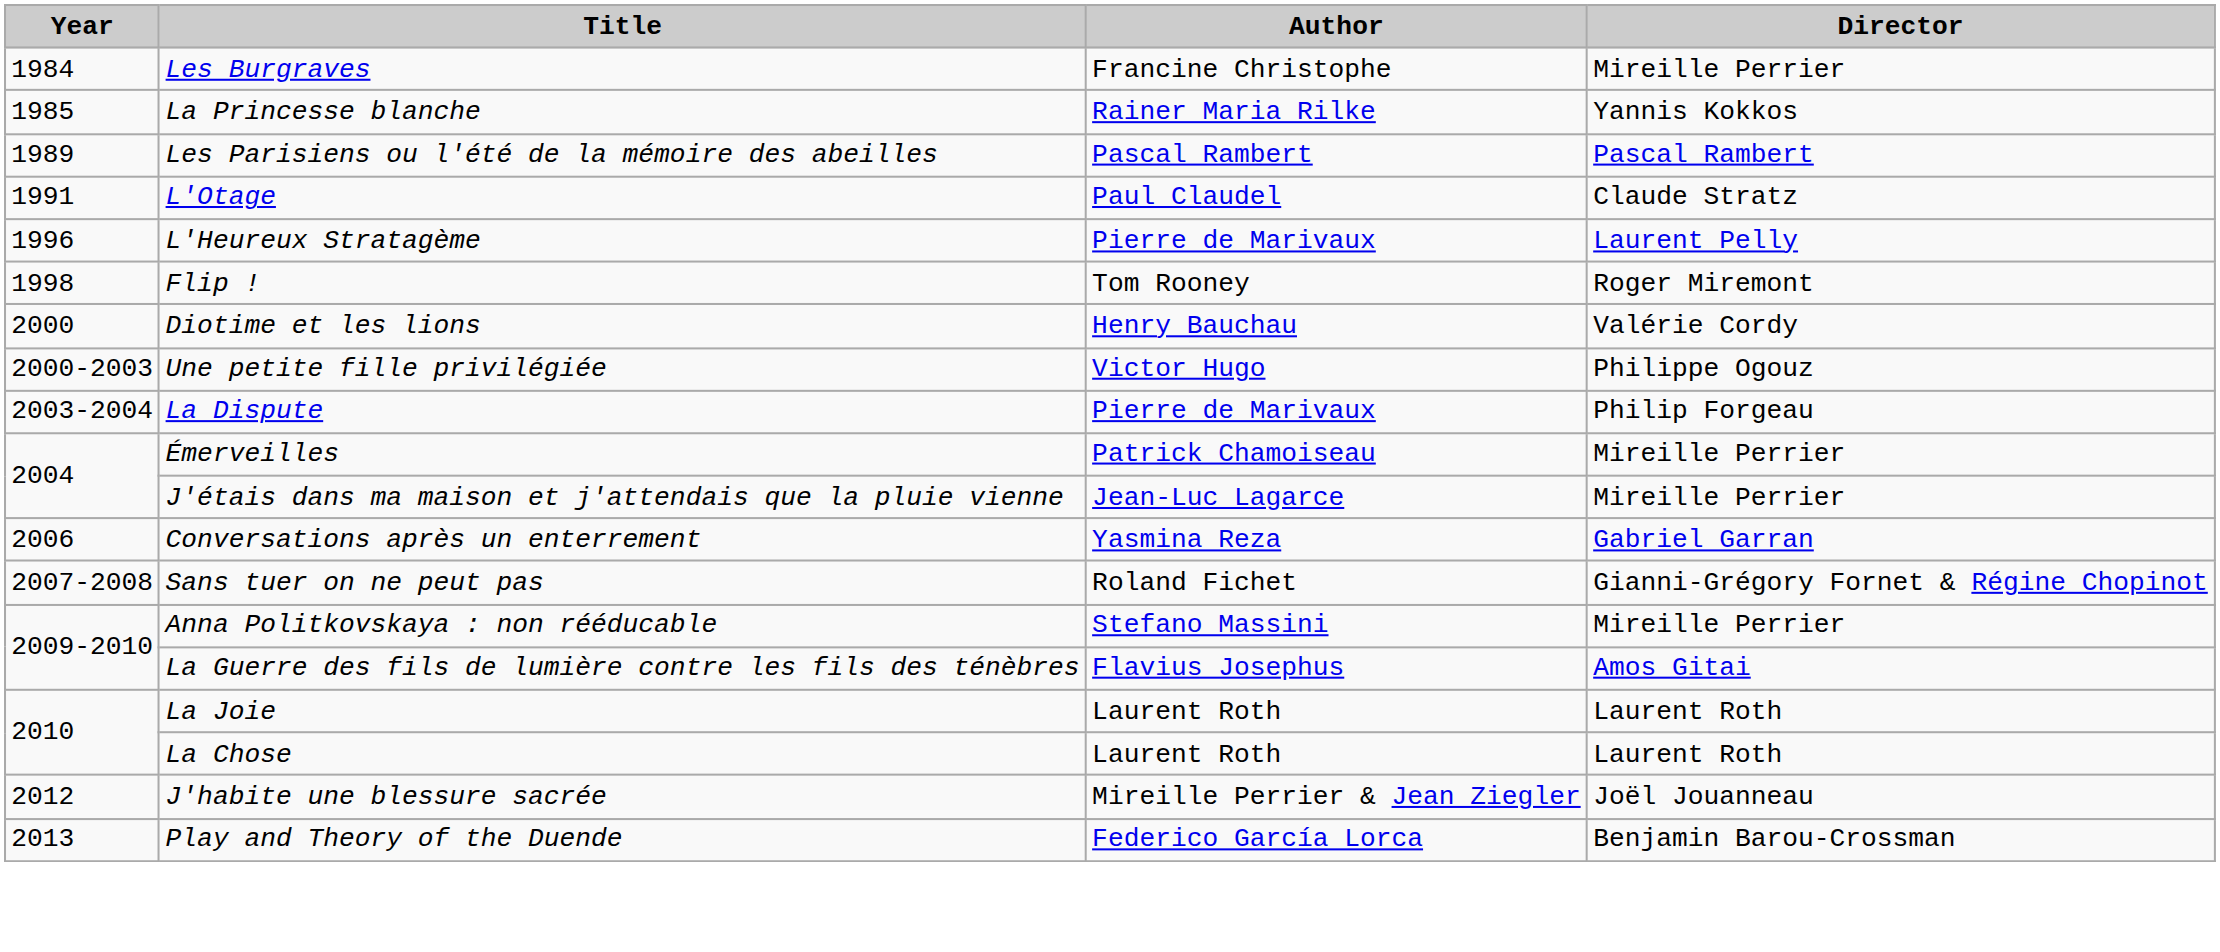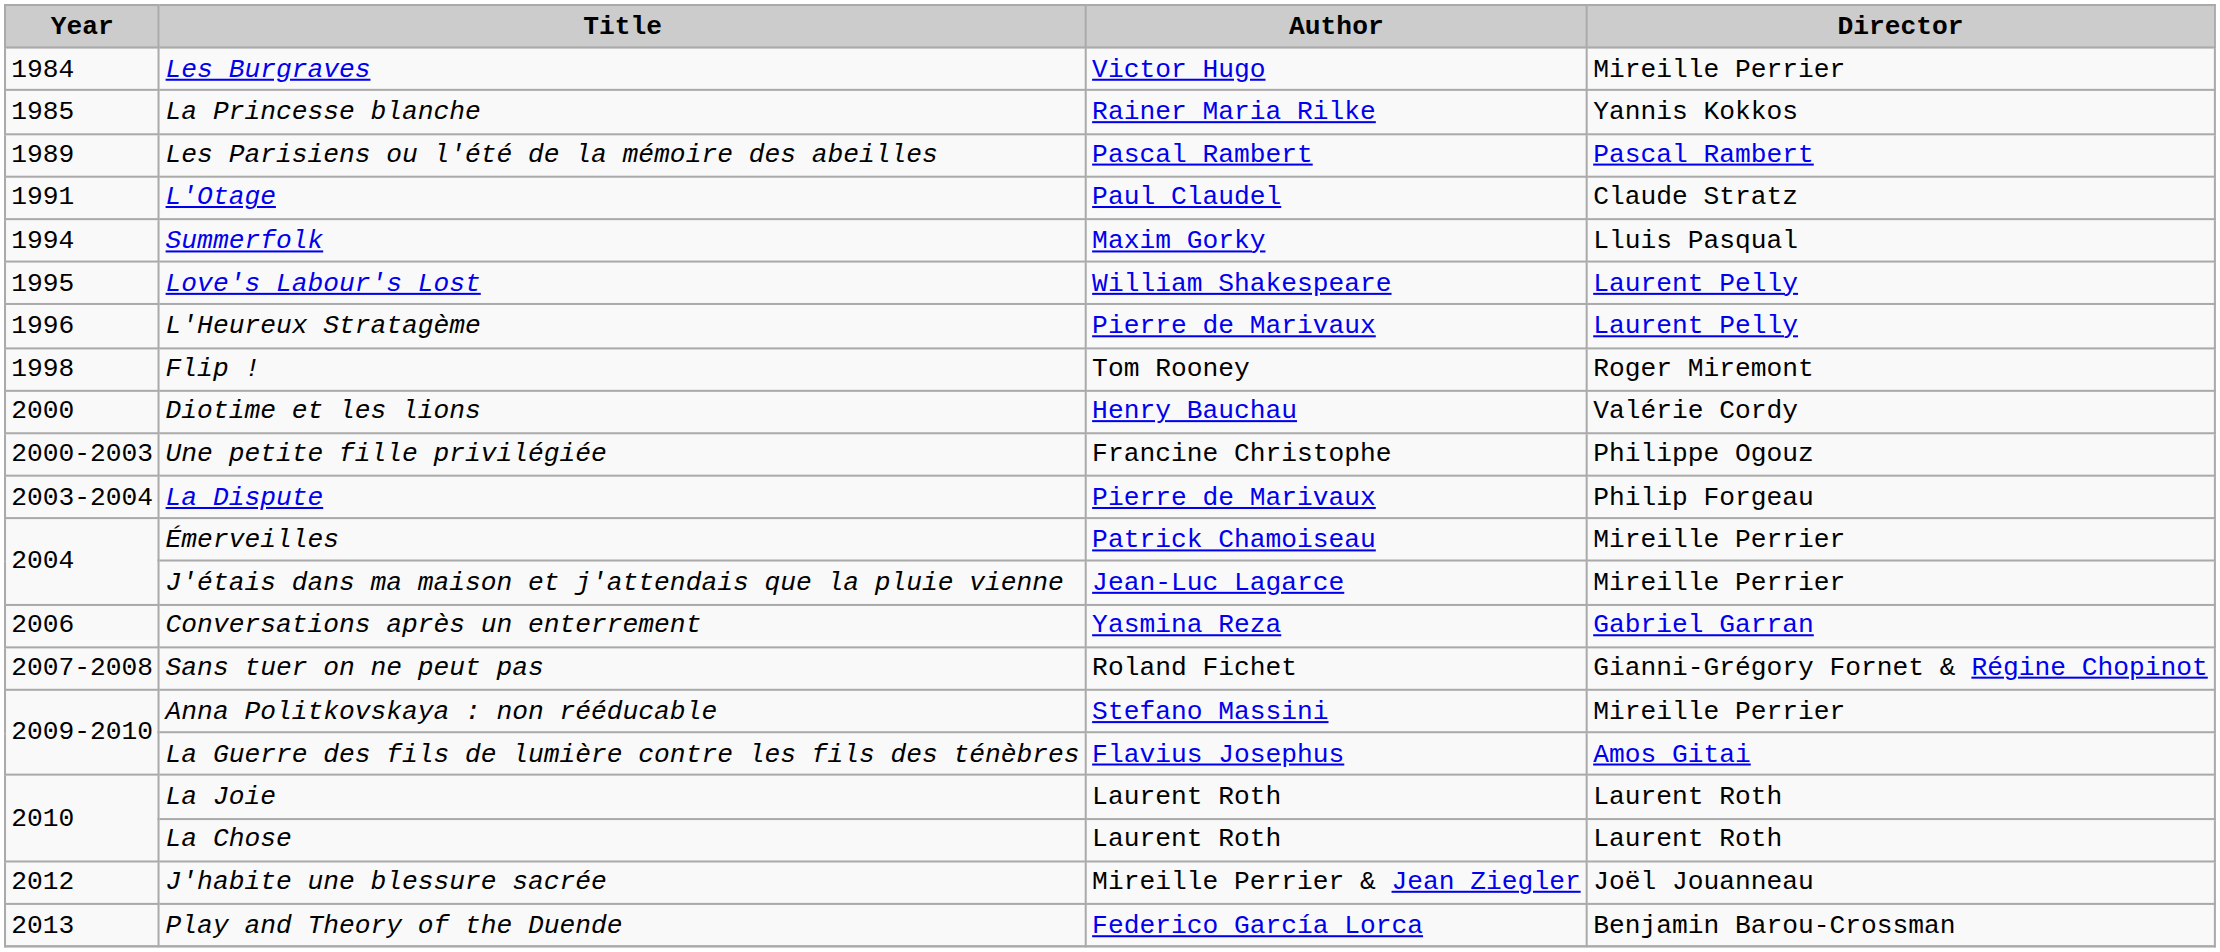(1242, 69) Francine Christophe -> (1179, 69) Victor Hugo
+ row: (244, 240)
+ row: (323, 283)
(1179, 369) Victor Hugo -> (1242, 454) Francine Christophe
